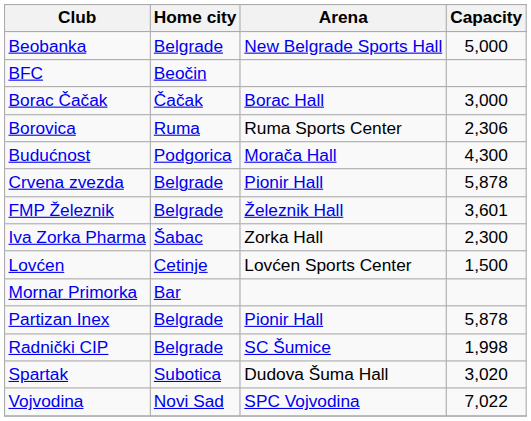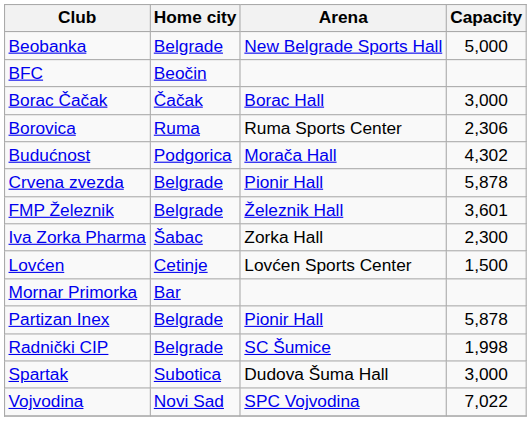(486, 155) 4,300 -> (486, 155) 4,302
(486, 374) 3,020 -> (486, 374) 3,000
